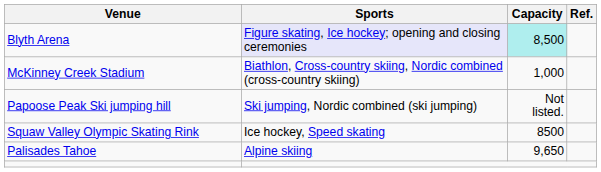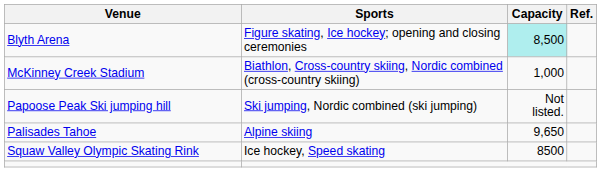(372, 40) lavender background -> (372, 40) no background
rows swapped: (103, 132) <-> (52, 151)
